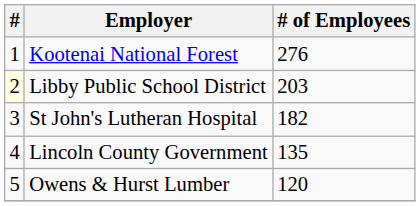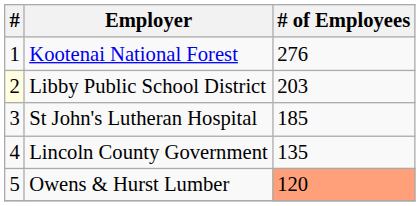(293, 119) 182 -> (293, 119) 185
(293, 184) no background -> (293, 184) lightsalmon background
